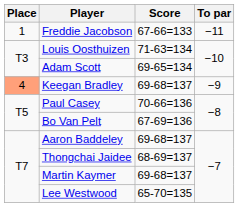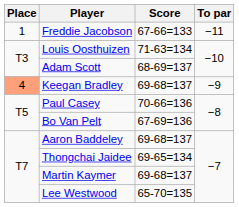(165, 67) 69-65=134 -> (165, 67) 68-69=137
(165, 157) 68-69=137 -> (165, 157) 69-65=134
